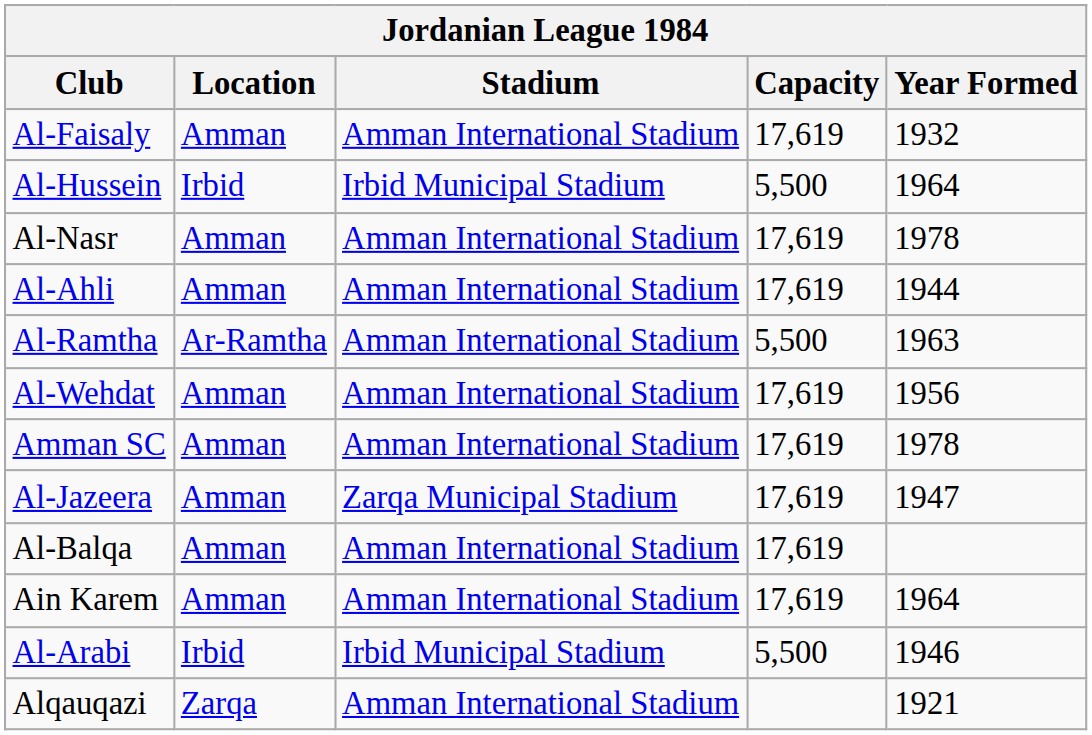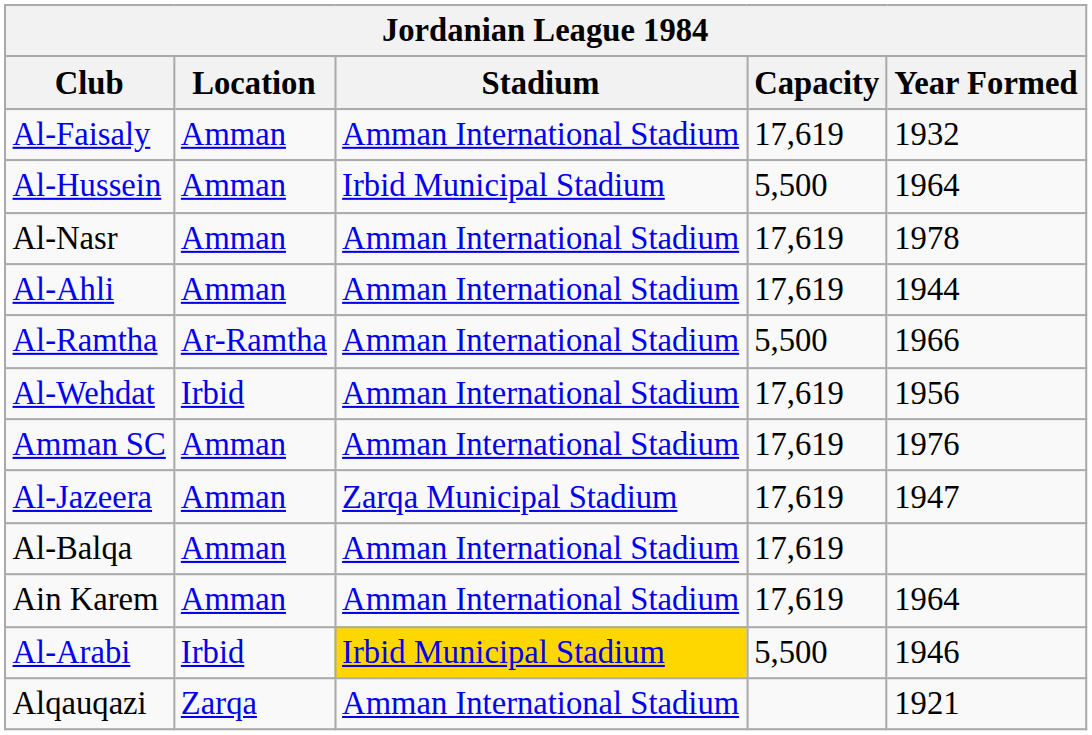(213, 185) Irbid -> (233, 185) Amman
(927, 340) 1963 -> (927, 340) 1966
(233, 392) Amman -> (213, 392) Irbid
(927, 444) 1978 -> (927, 444) 1976
(503, 651) no background -> (503, 651) gold background
